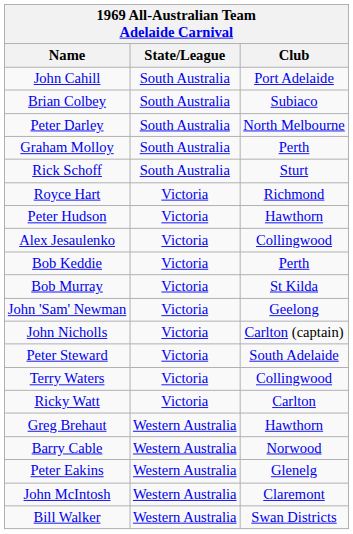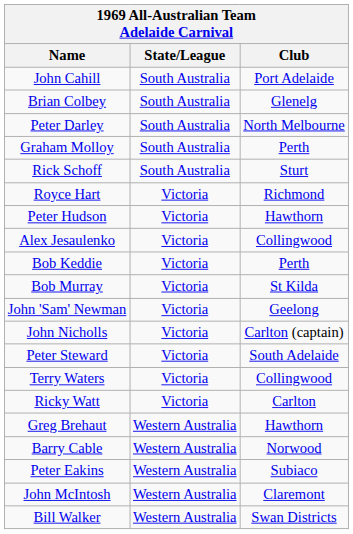(294, 101) Subiaco -> (294, 101) Glenelg
(294, 471) Glenelg -> (294, 471) Subiaco
